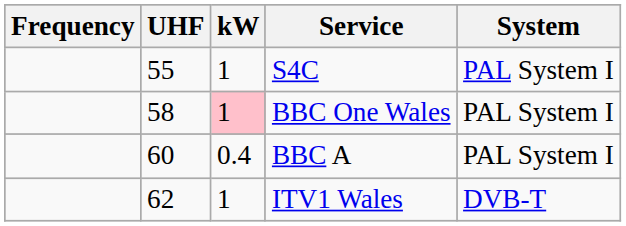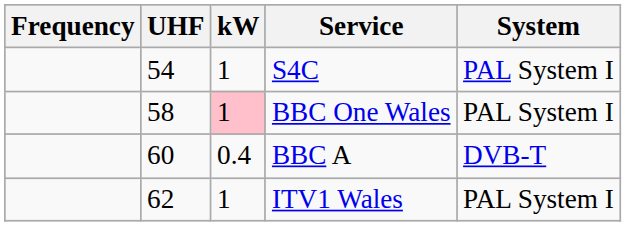(161, 69) 55 -> (161, 69) 54
(538, 155) PAL System I -> (505, 155) DVB-T
(505, 198) DVB-T -> (538, 198) PAL System I
